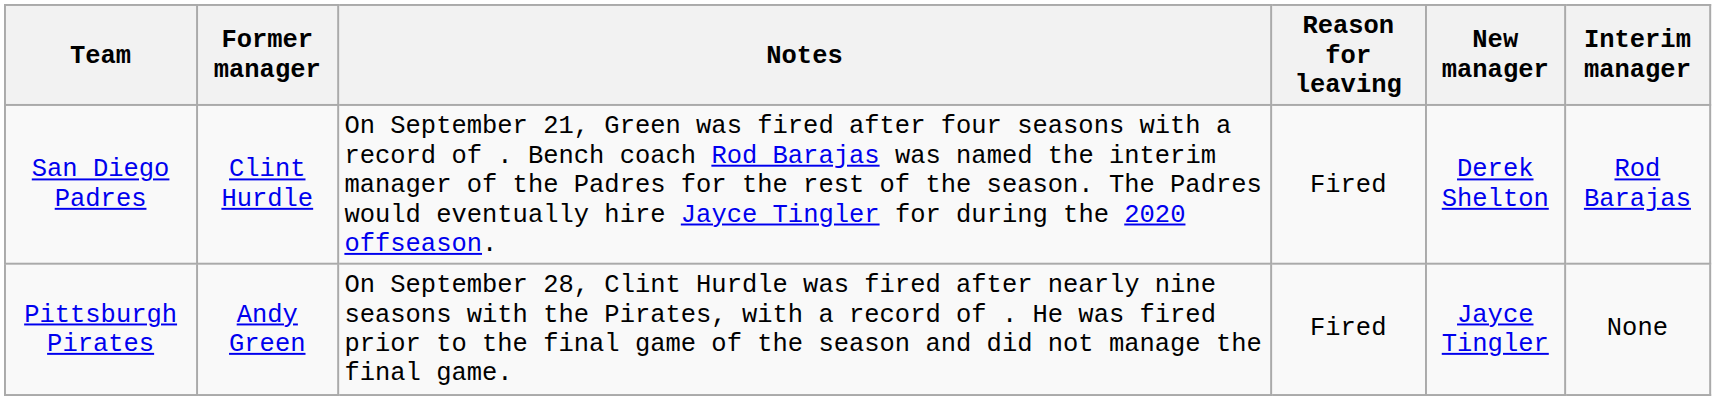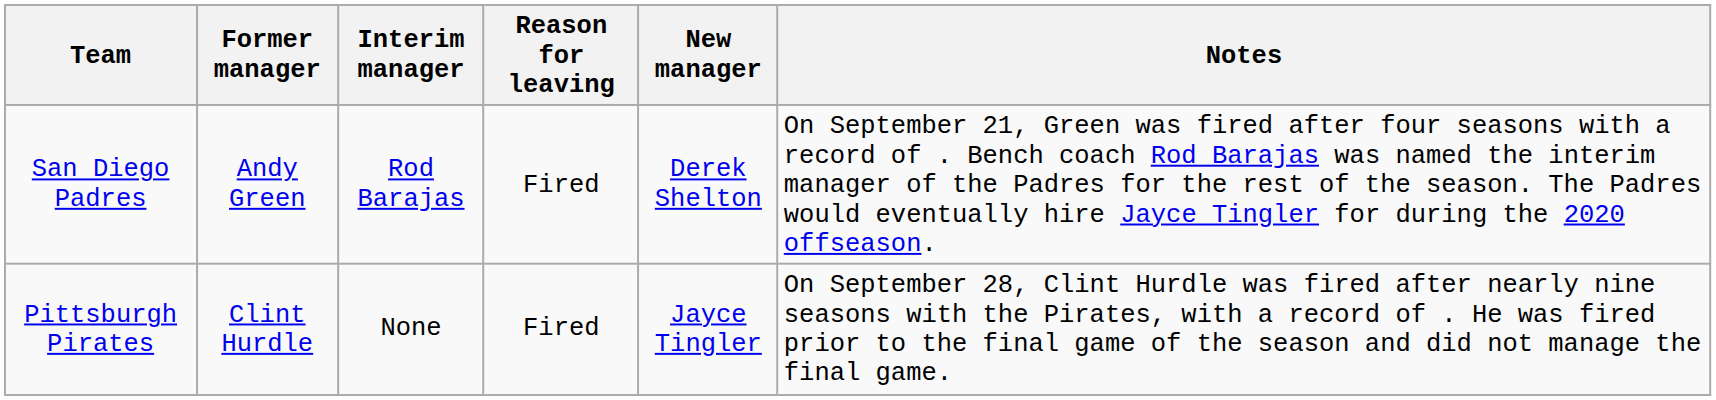columns swapped: (1637, 55) <-> (804, 55)
(267, 185) Clint Hurdle -> (267, 185) Andy Green
(267, 329) Andy Green -> (267, 329) Clint Hurdle
